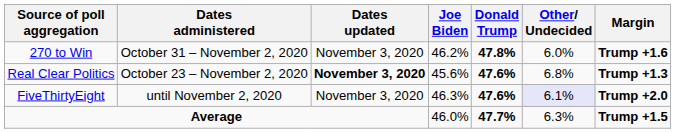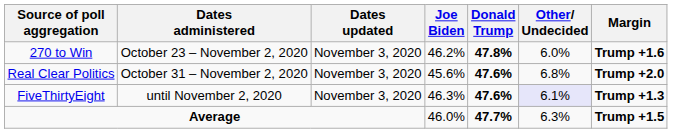(214, 52) October 31 – November 2, 2020 -> (214, 52) October 23 – November 2, 2020
(214, 74) October 23 – November 2, 2020 -> (214, 74) October 31 – November 2, 2020
(370, 74) bold -> (368, 74) normal
(633, 74) Trump +1.3 -> (629, 74) Trump +2.0
(633, 96) Trump +2.0 -> (629, 96) Trump +1.3
